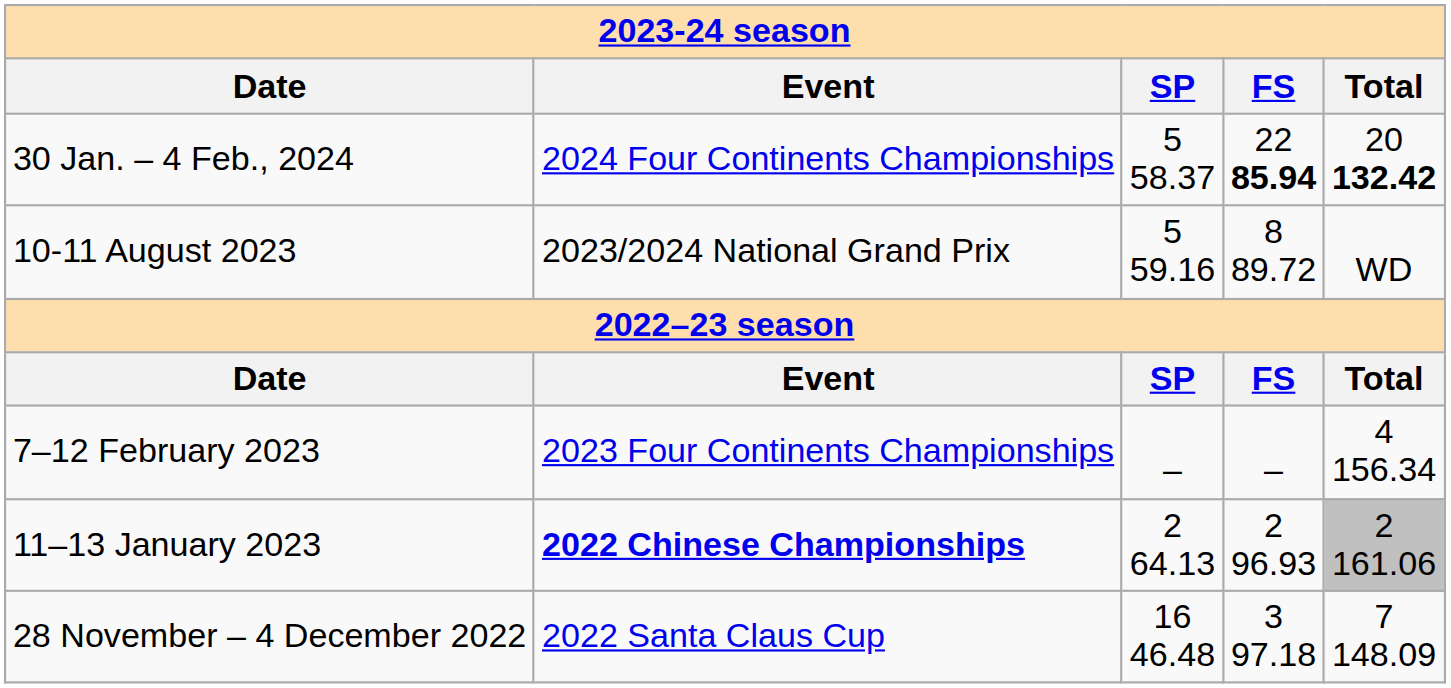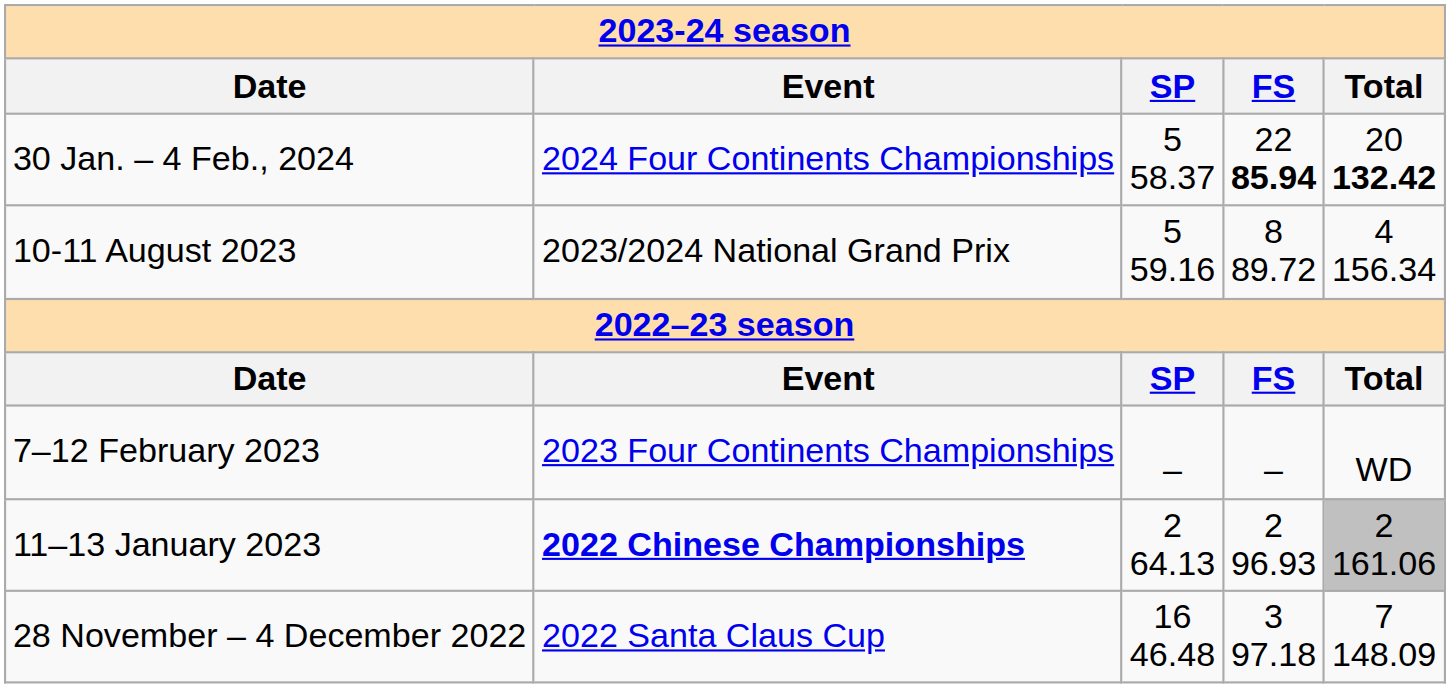(1384, 270) WD -> (1384, 251) 4 156.34
(1384, 451) 4 156.34 -> (1384, 470) WD
